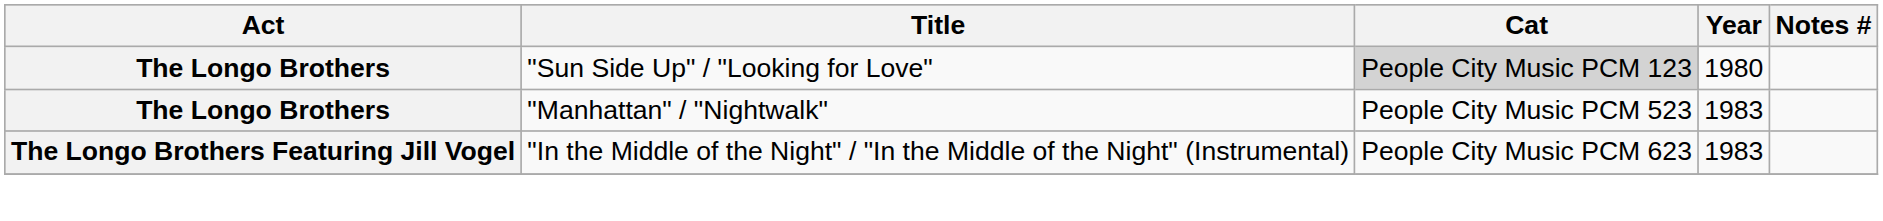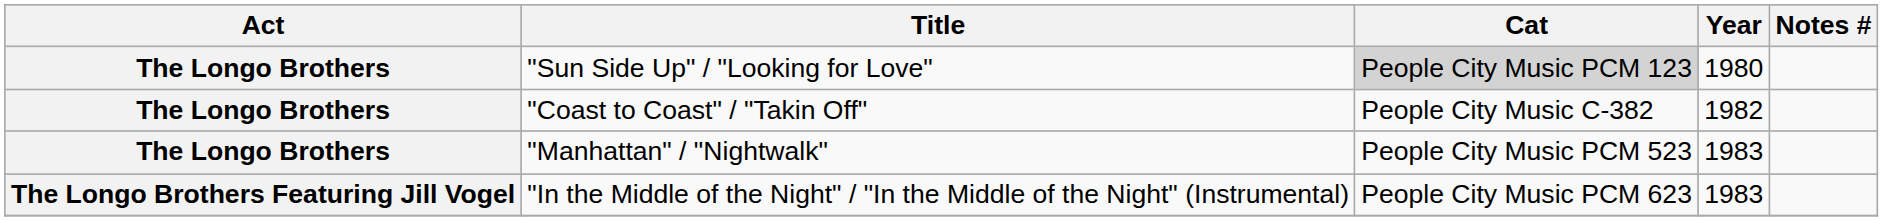+ row: (697, 109)
